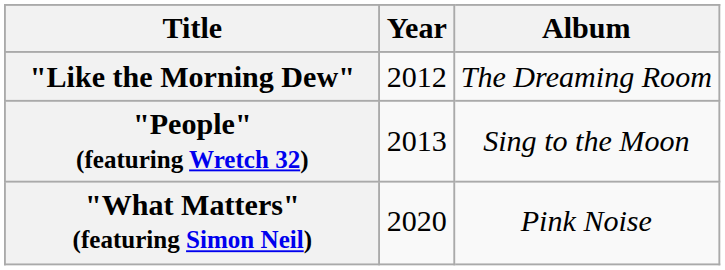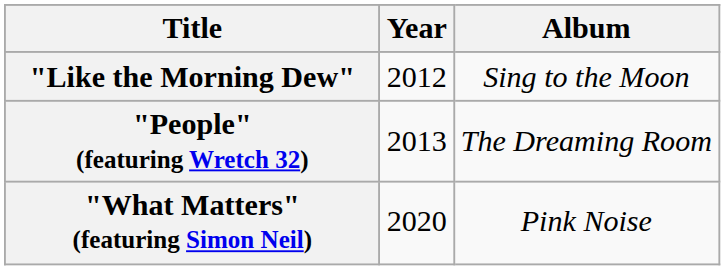(586, 76) The Dreaming Room -> (586, 76) Sing to the Moon
(586, 140) Sing to the Moon -> (586, 140) The Dreaming Room
